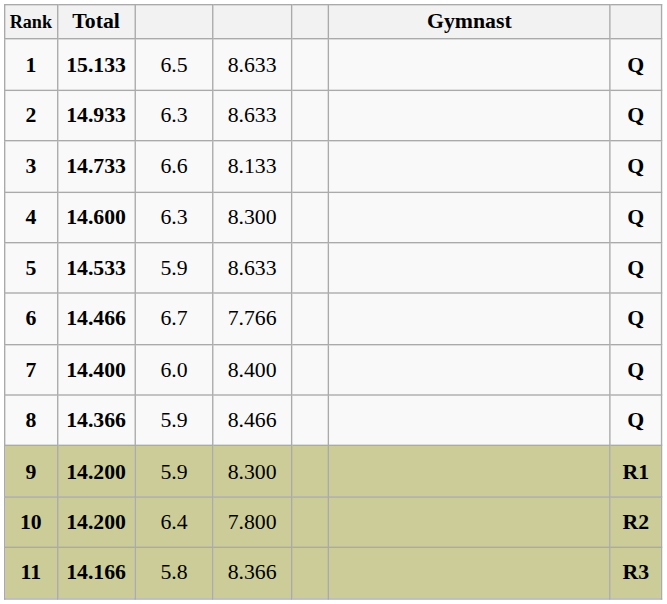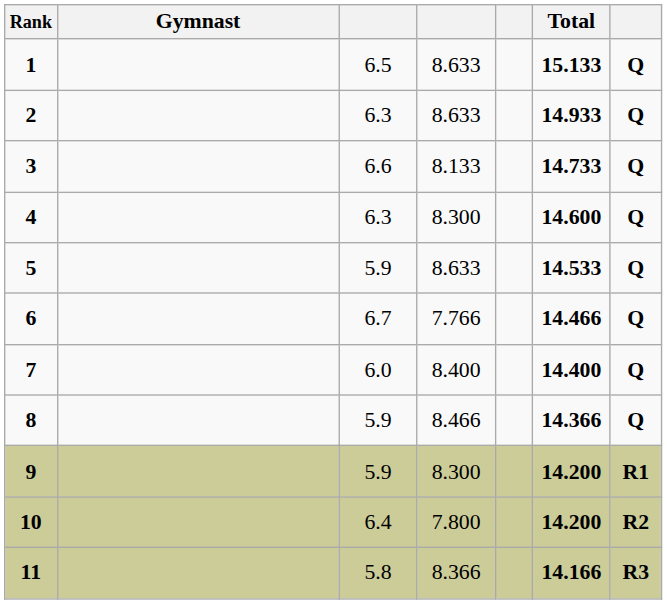columns swapped: (469, 21) <-> (96, 21)
